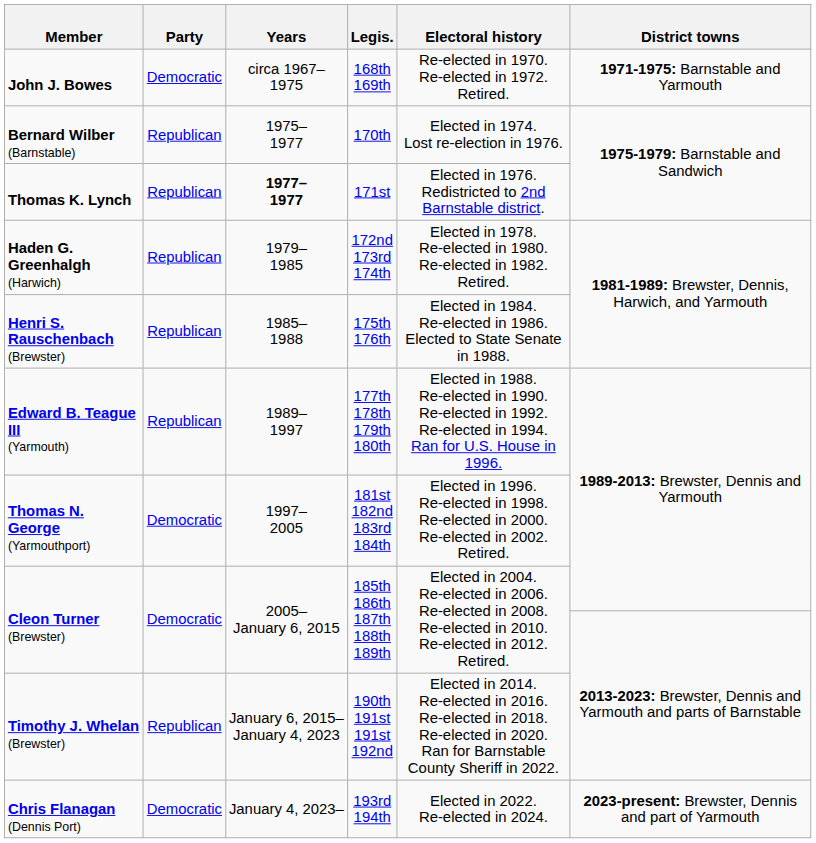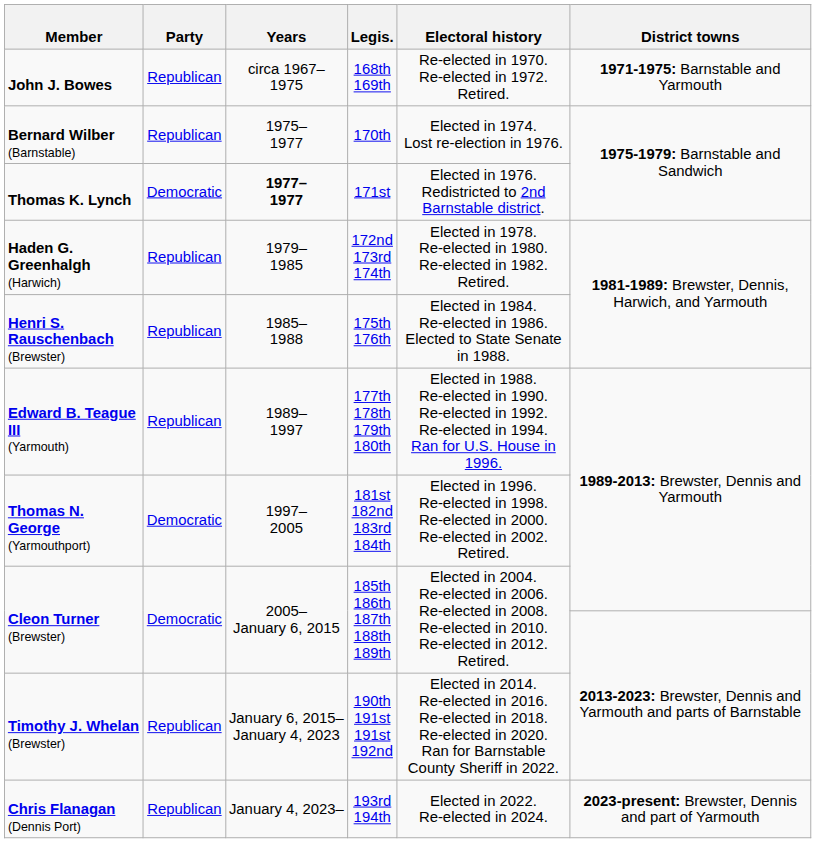(184, 77) Democratic -> (184, 77) Republican
(184, 191) Republican -> (184, 191) Democratic
(184, 809) Democratic -> (184, 809) Republican
